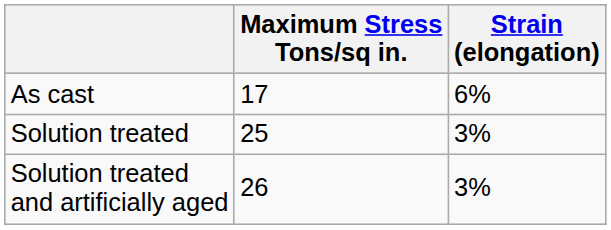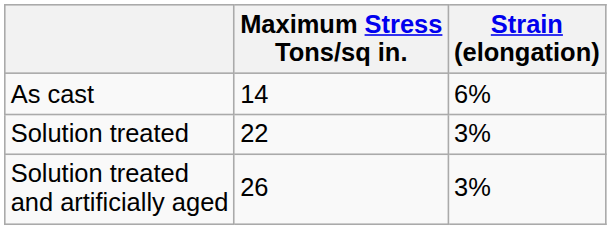(254, 93) 17 -> (254, 93) 14
(254, 133) 25 -> (254, 133) 22
